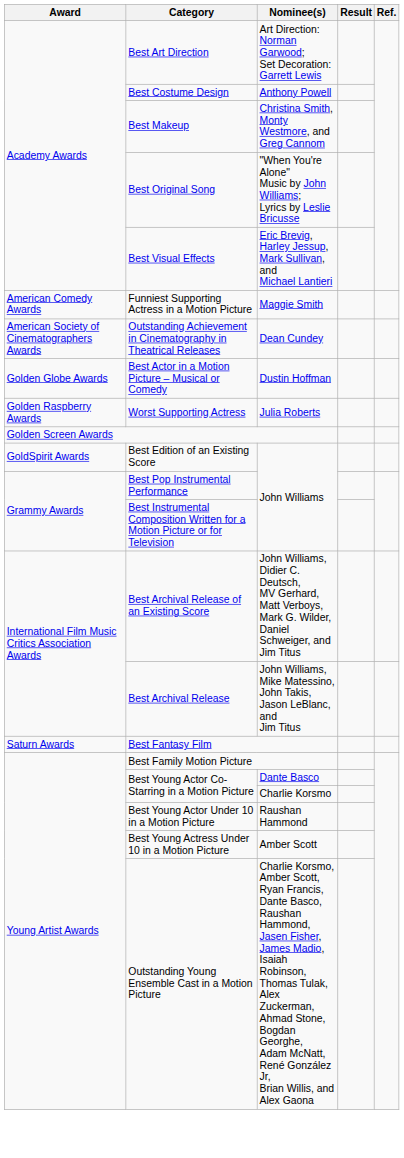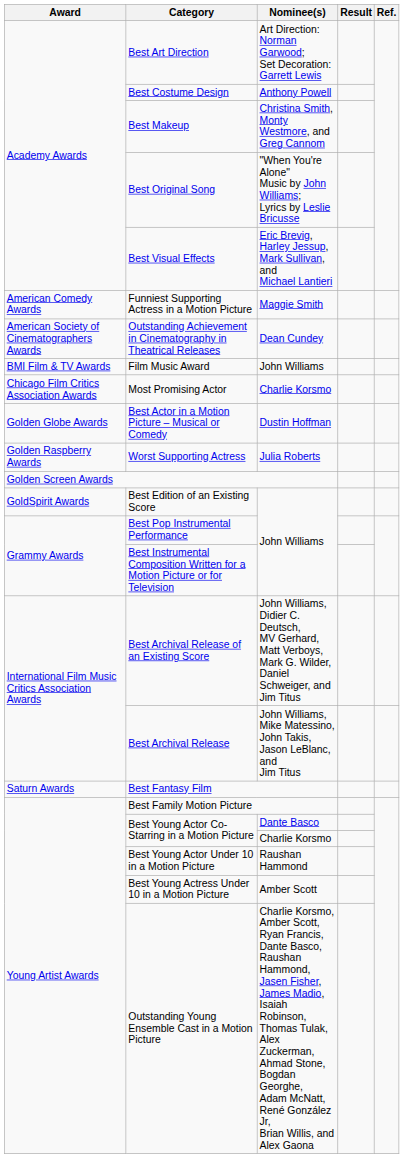+ row: (169, 366)
+ row: (177, 389)
